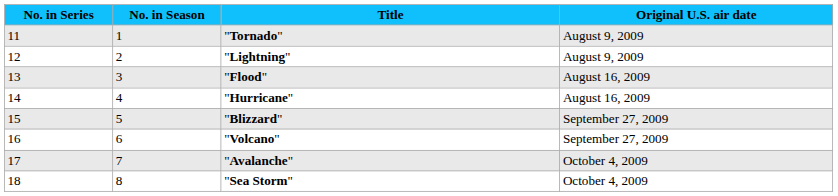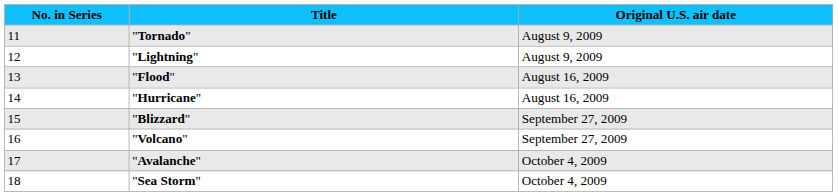- column: (167, 14)
